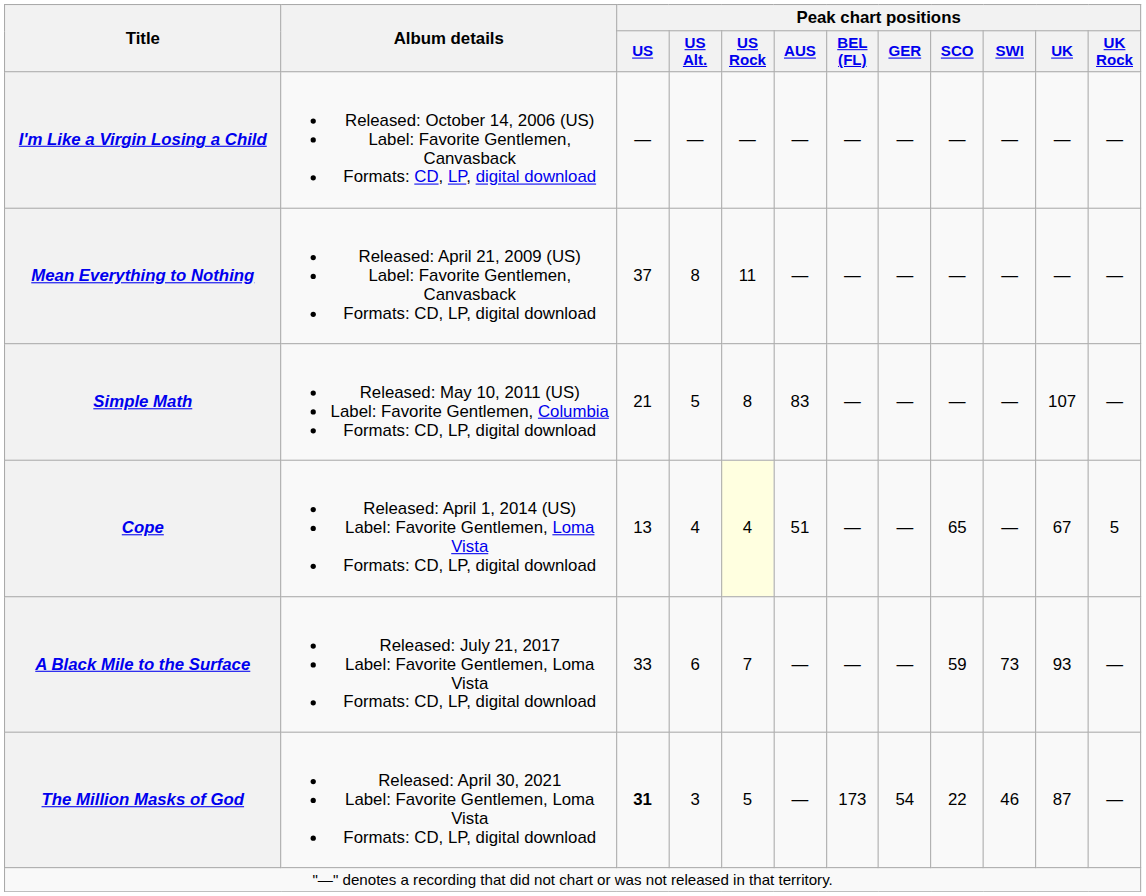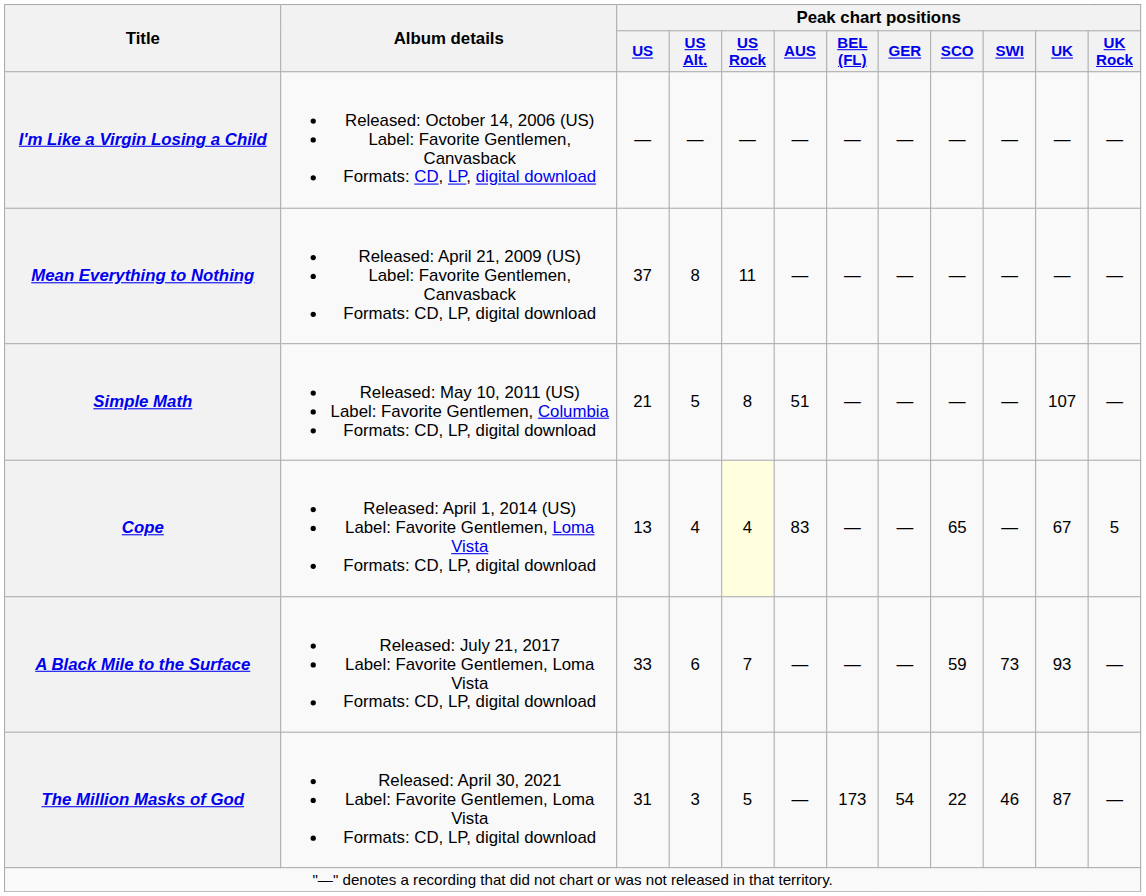(800, 401) 83 -> (800, 401) 51
(800, 528) 51 -> (800, 528) 83
(643, 800) bold -> (643, 800) normal
